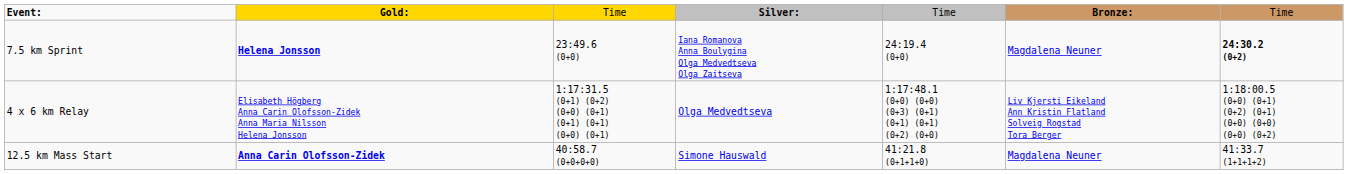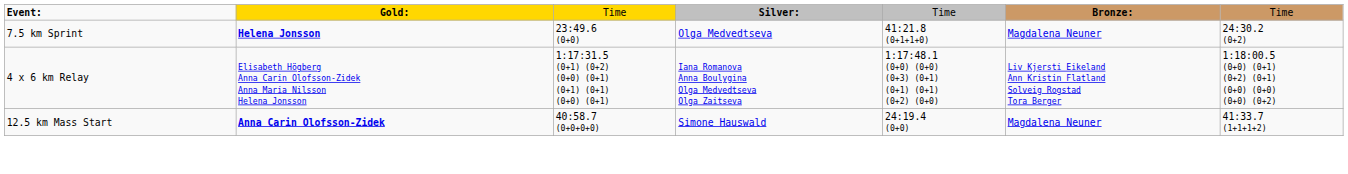(717, 57) Iana Romanova Anna Boulygina Olga Medvedtseva Olga Zaitseva -> (725, 34) Olga Medvedtseva
(906, 51) 24:19.4 (0+0) -> (907, 34) 41:21.8 (0+1+1+0)
(1243, 51) bold -> (1243, 34) normal
(725, 112) Olga Medvedtseva -> (717, 84) Iana Romanova Anna Boulygina Olga Medvedtseva Olga Zaitseva
(907, 156) 41:21.8 (0+1+1+0) -> (906, 122) 24:19.4 (0+0)
